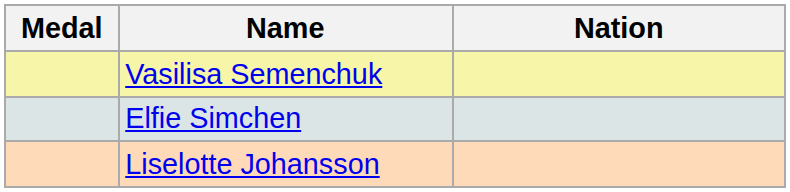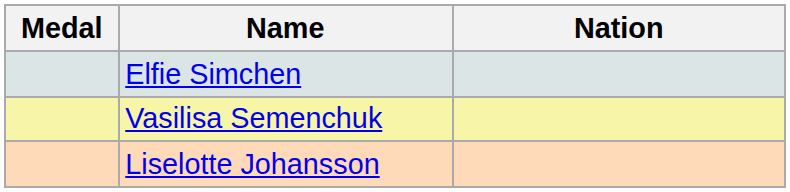rows swapped: (254, 74) <-> (213, 119)
